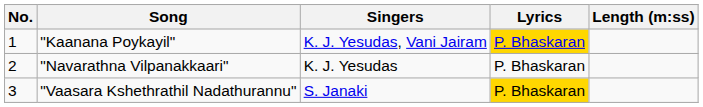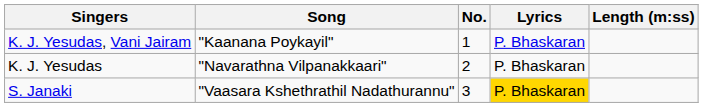columns swapped: (21, 17) <-> (395, 17)
(539, 42) gold background -> (539, 42) no background
